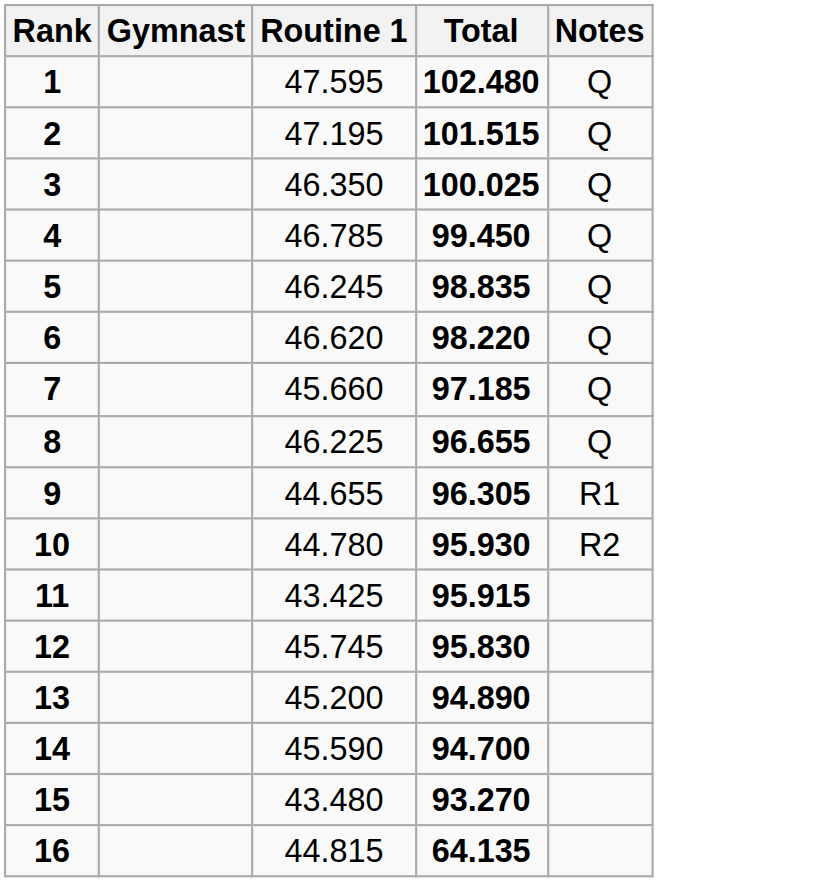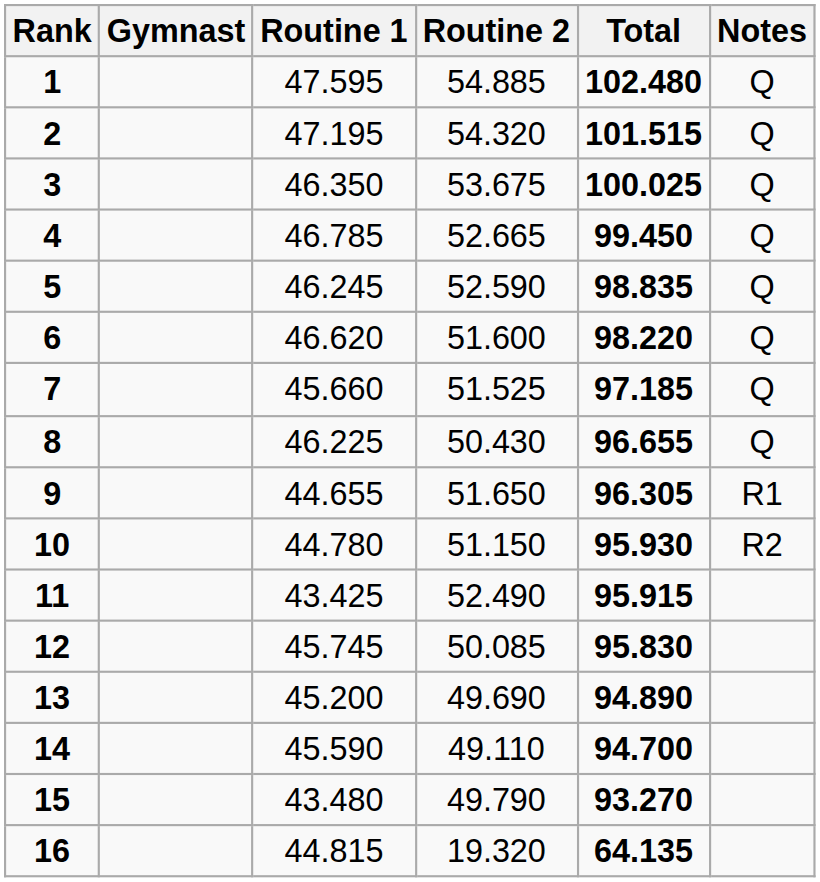+ column: (496, 31)
